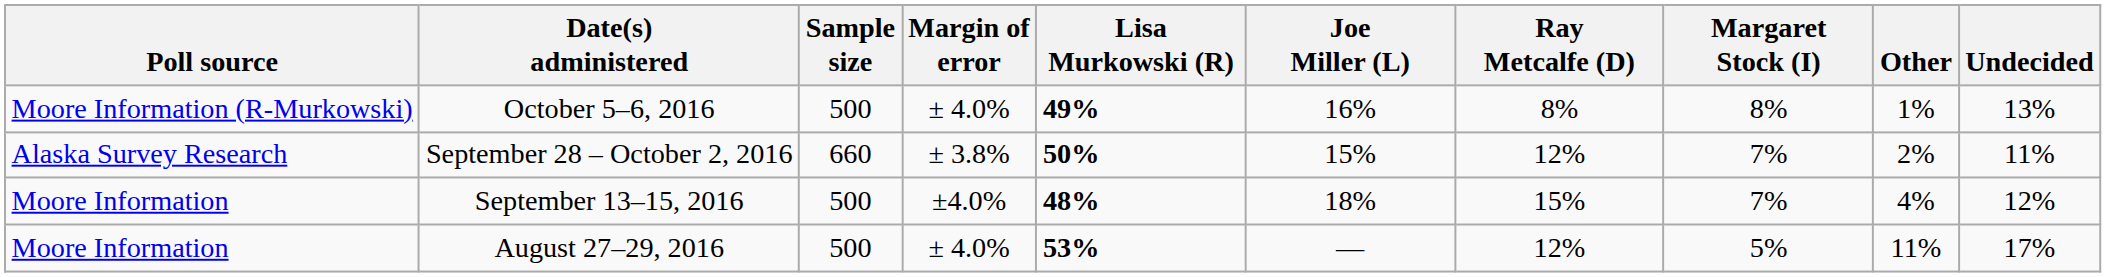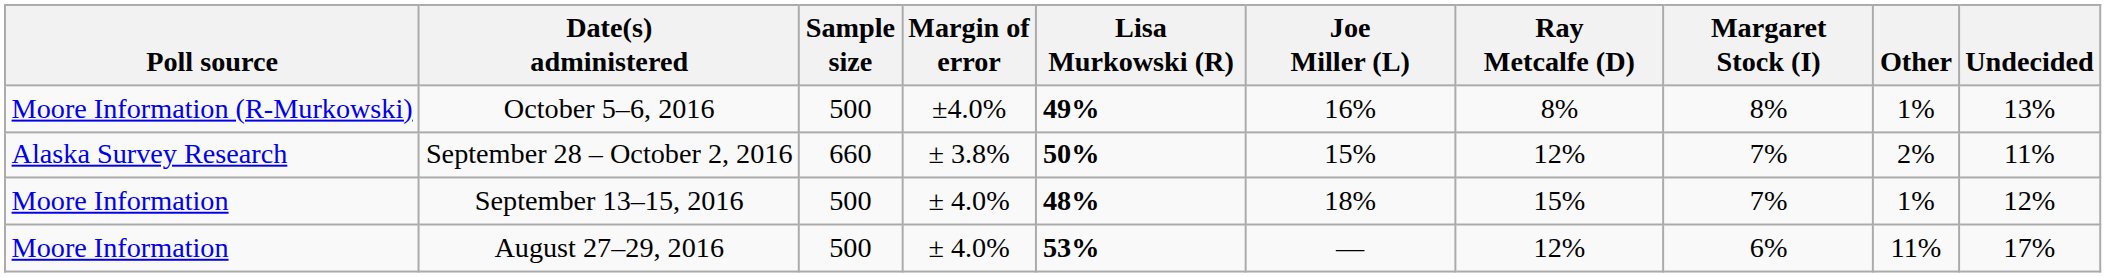(969, 108) ± 4.0% -> (969, 108) ±4.0%
(969, 201) ±4.0% -> (969, 201) ± 4.0%
(1916, 201) 4% -> (1916, 201) 1%
(1769, 247) 5% -> (1769, 247) 6%
